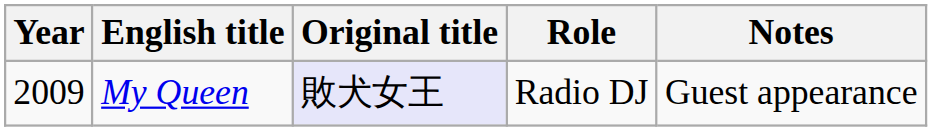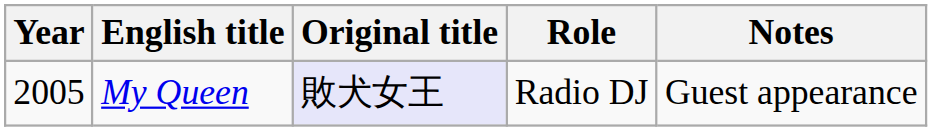(49, 92) 2009 -> (49, 92) 2005
